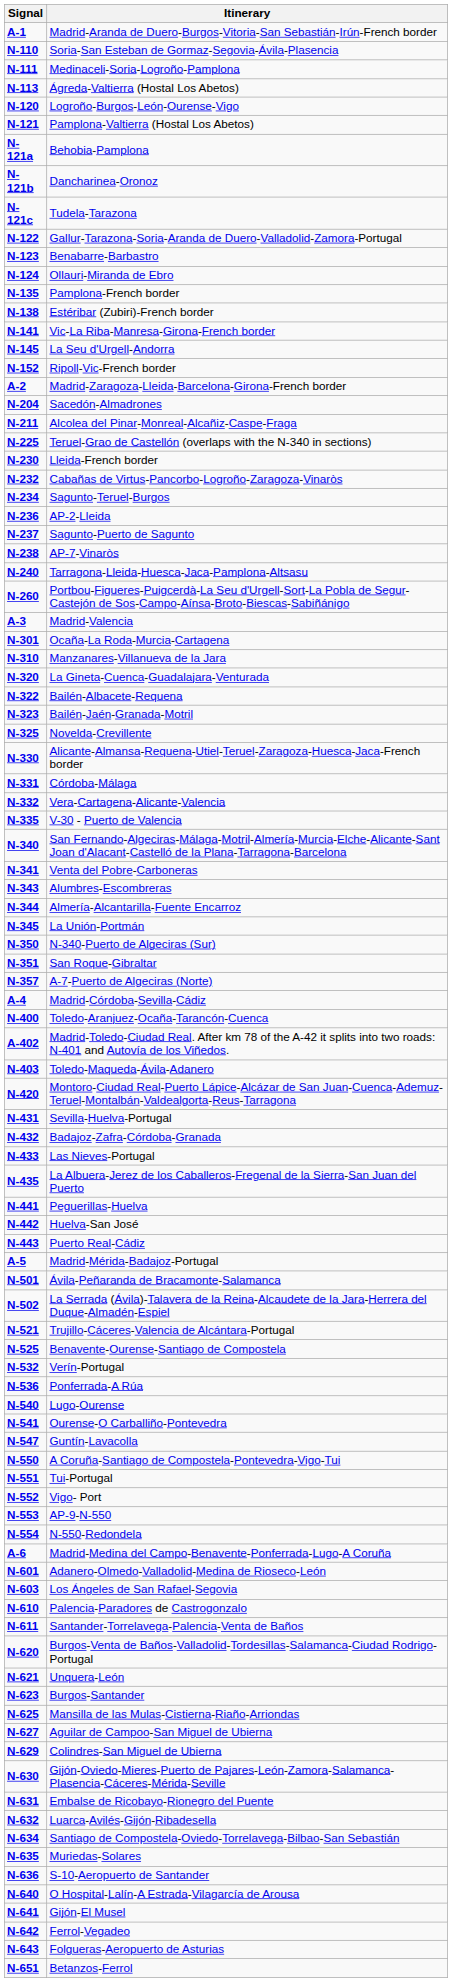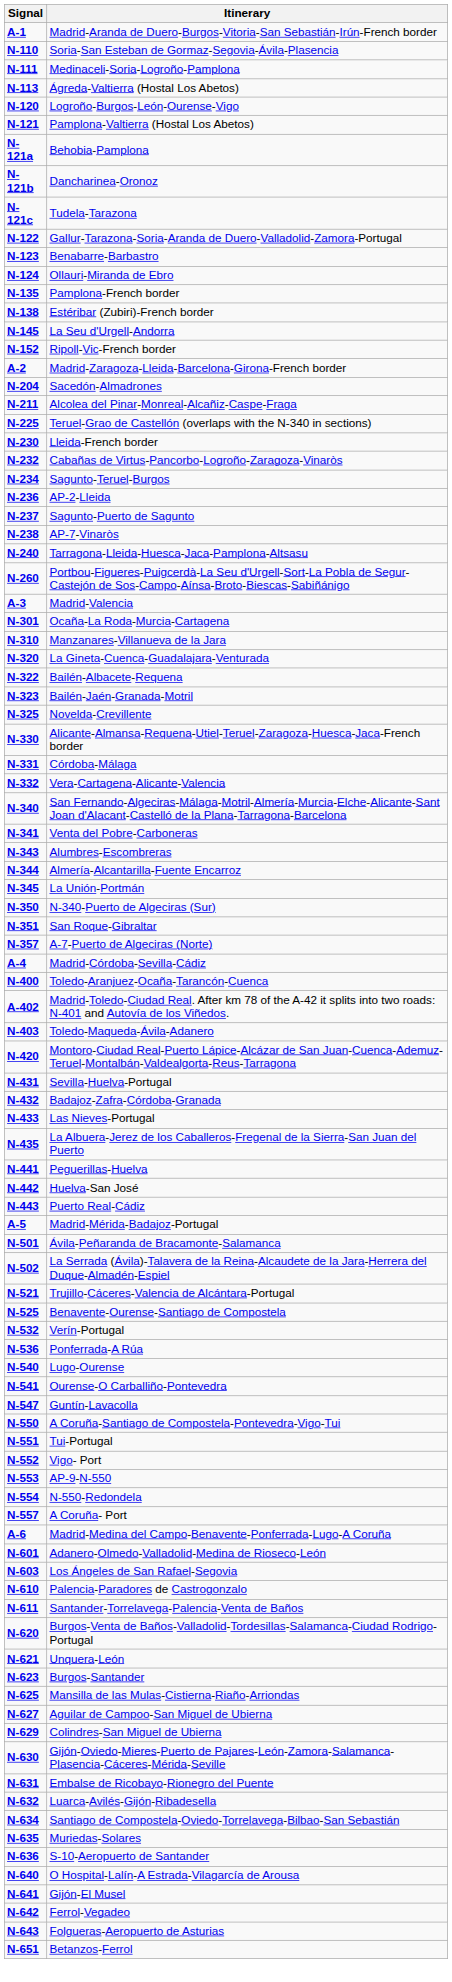- row: (162, 331)
- row: (116, 820)
+ row: (88, 1515)
